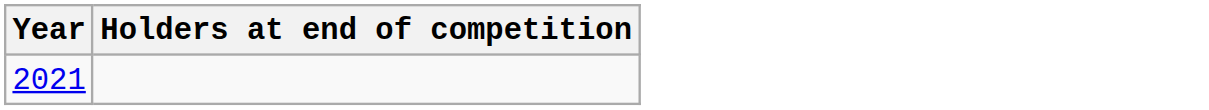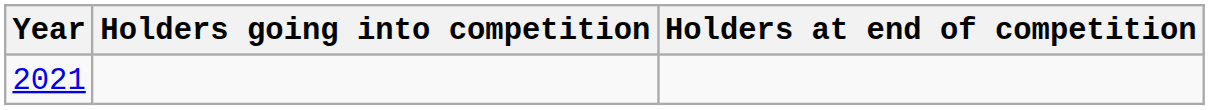+ column: (375, 30)
